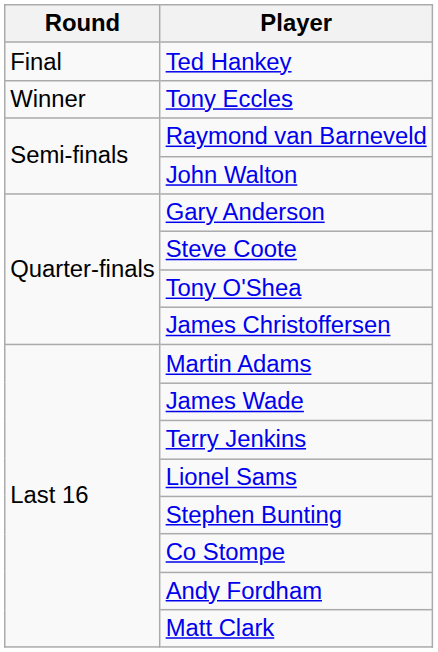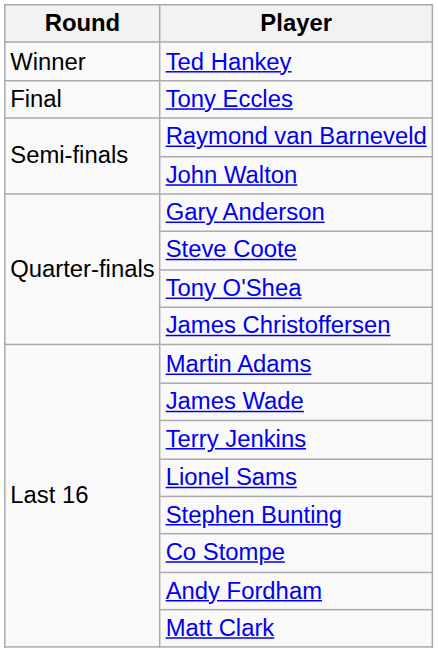(36, 61) Final -> (48, 61) Winner
(48, 99) Winner -> (36, 99) Final
